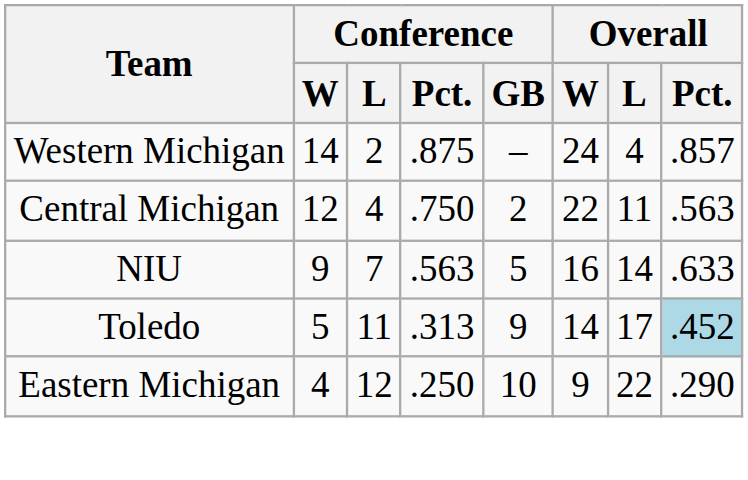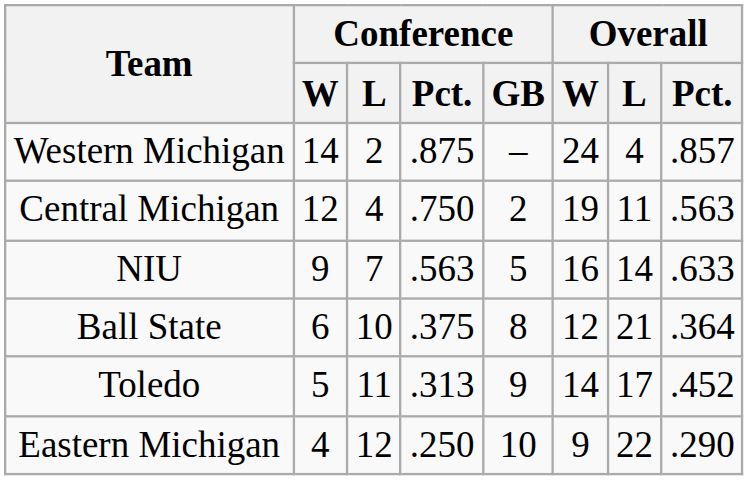(580, 209) 22 -> (580, 209) 19
+ row: (149, 326)
(702, 326) lightblue background -> (702, 385) no background
